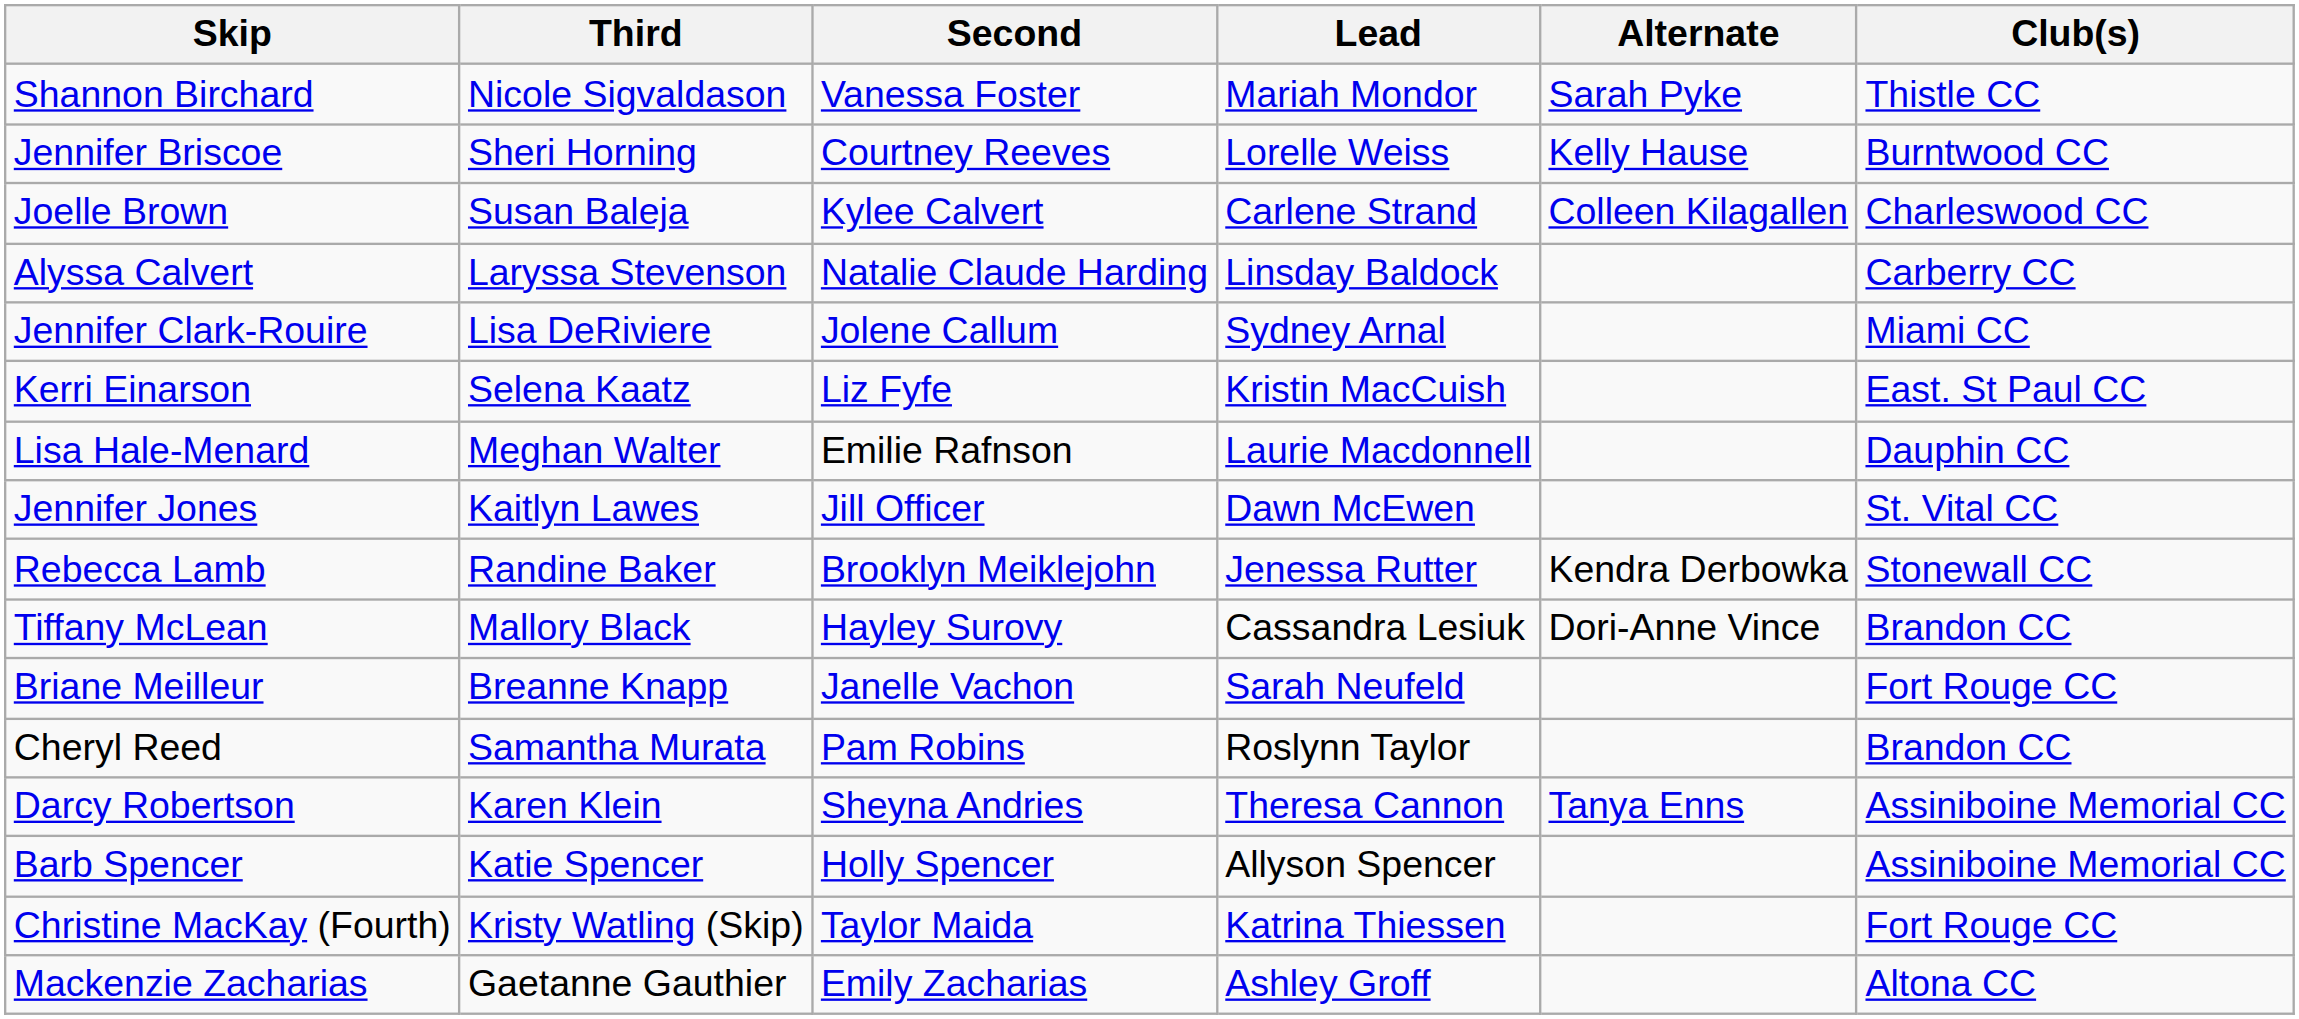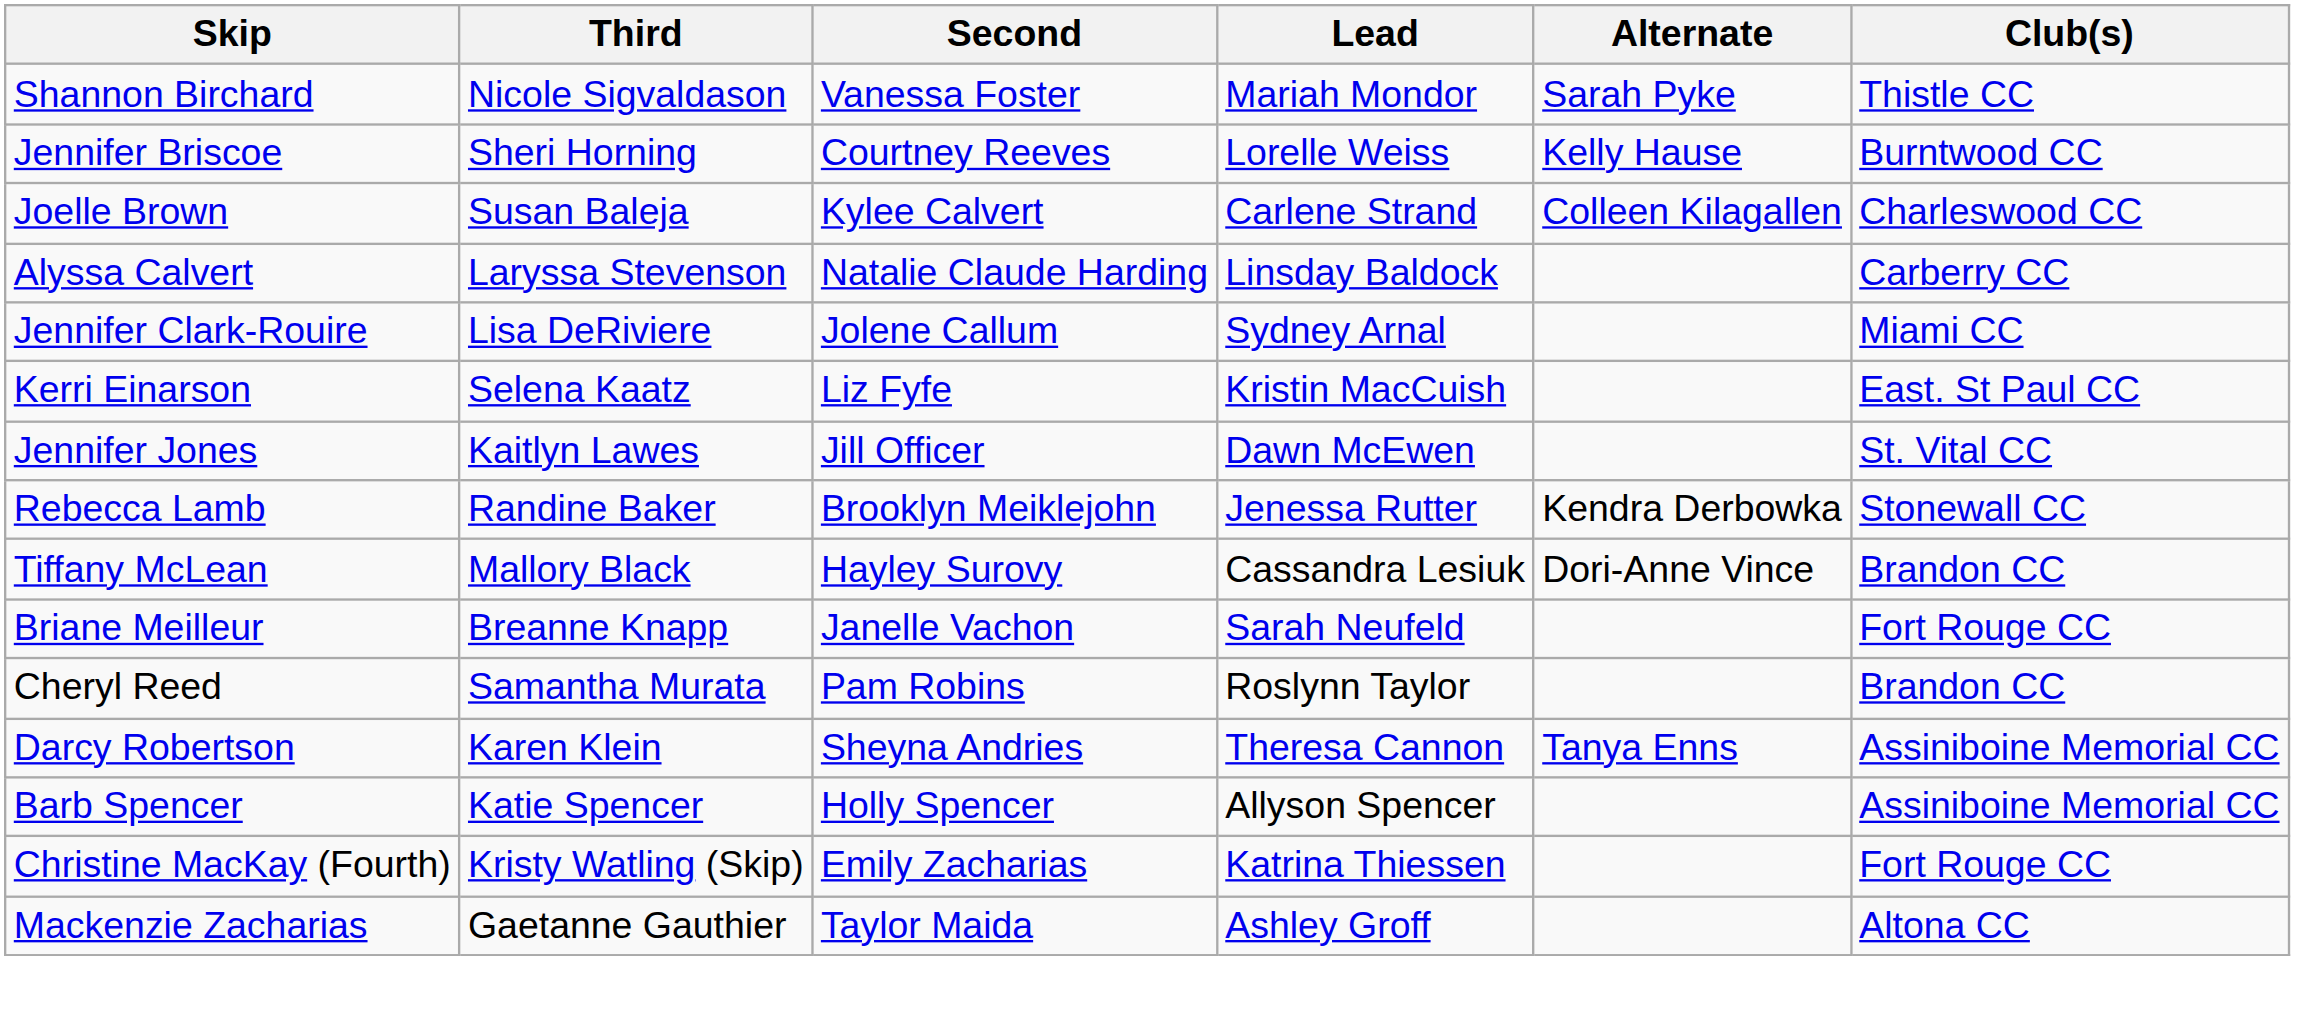- row: (162, 449)
(927, 924) Taylor Maida -> (954, 865) Emily Zacharias
(954, 984) Emily Zacharias -> (927, 924) Taylor Maida
